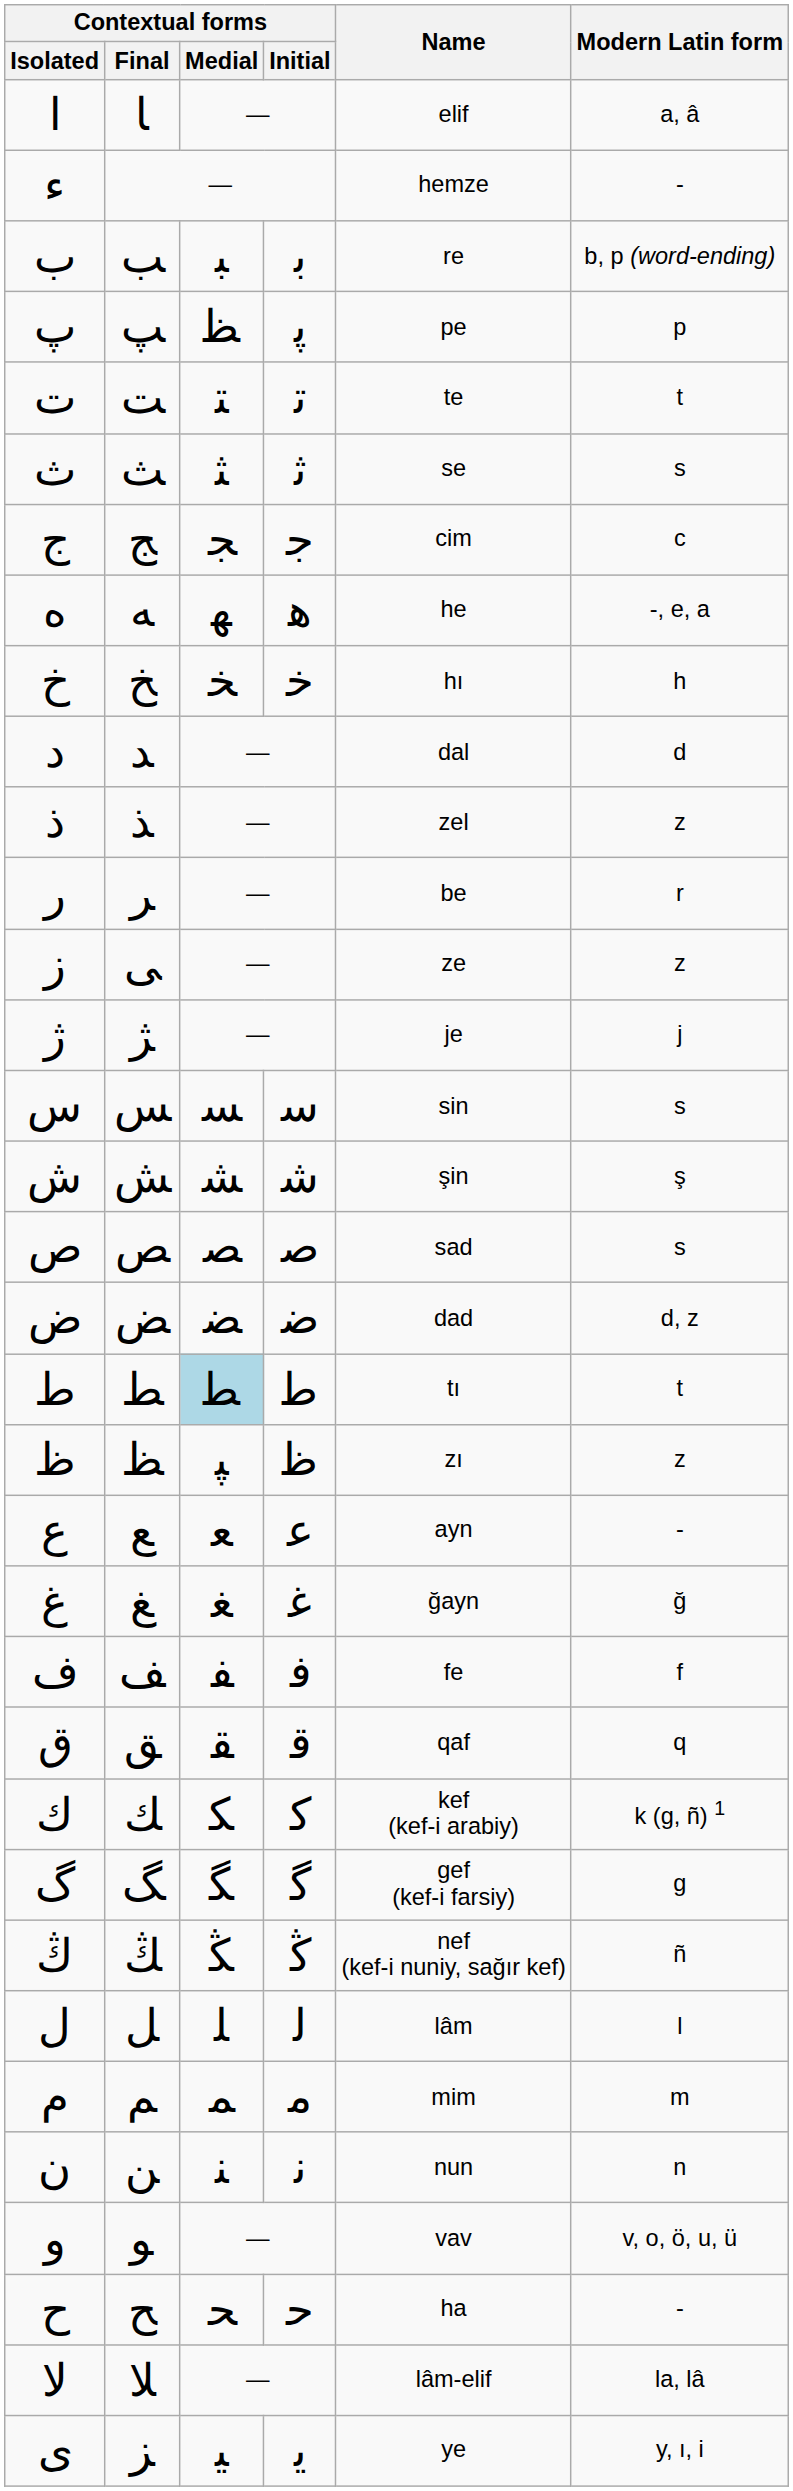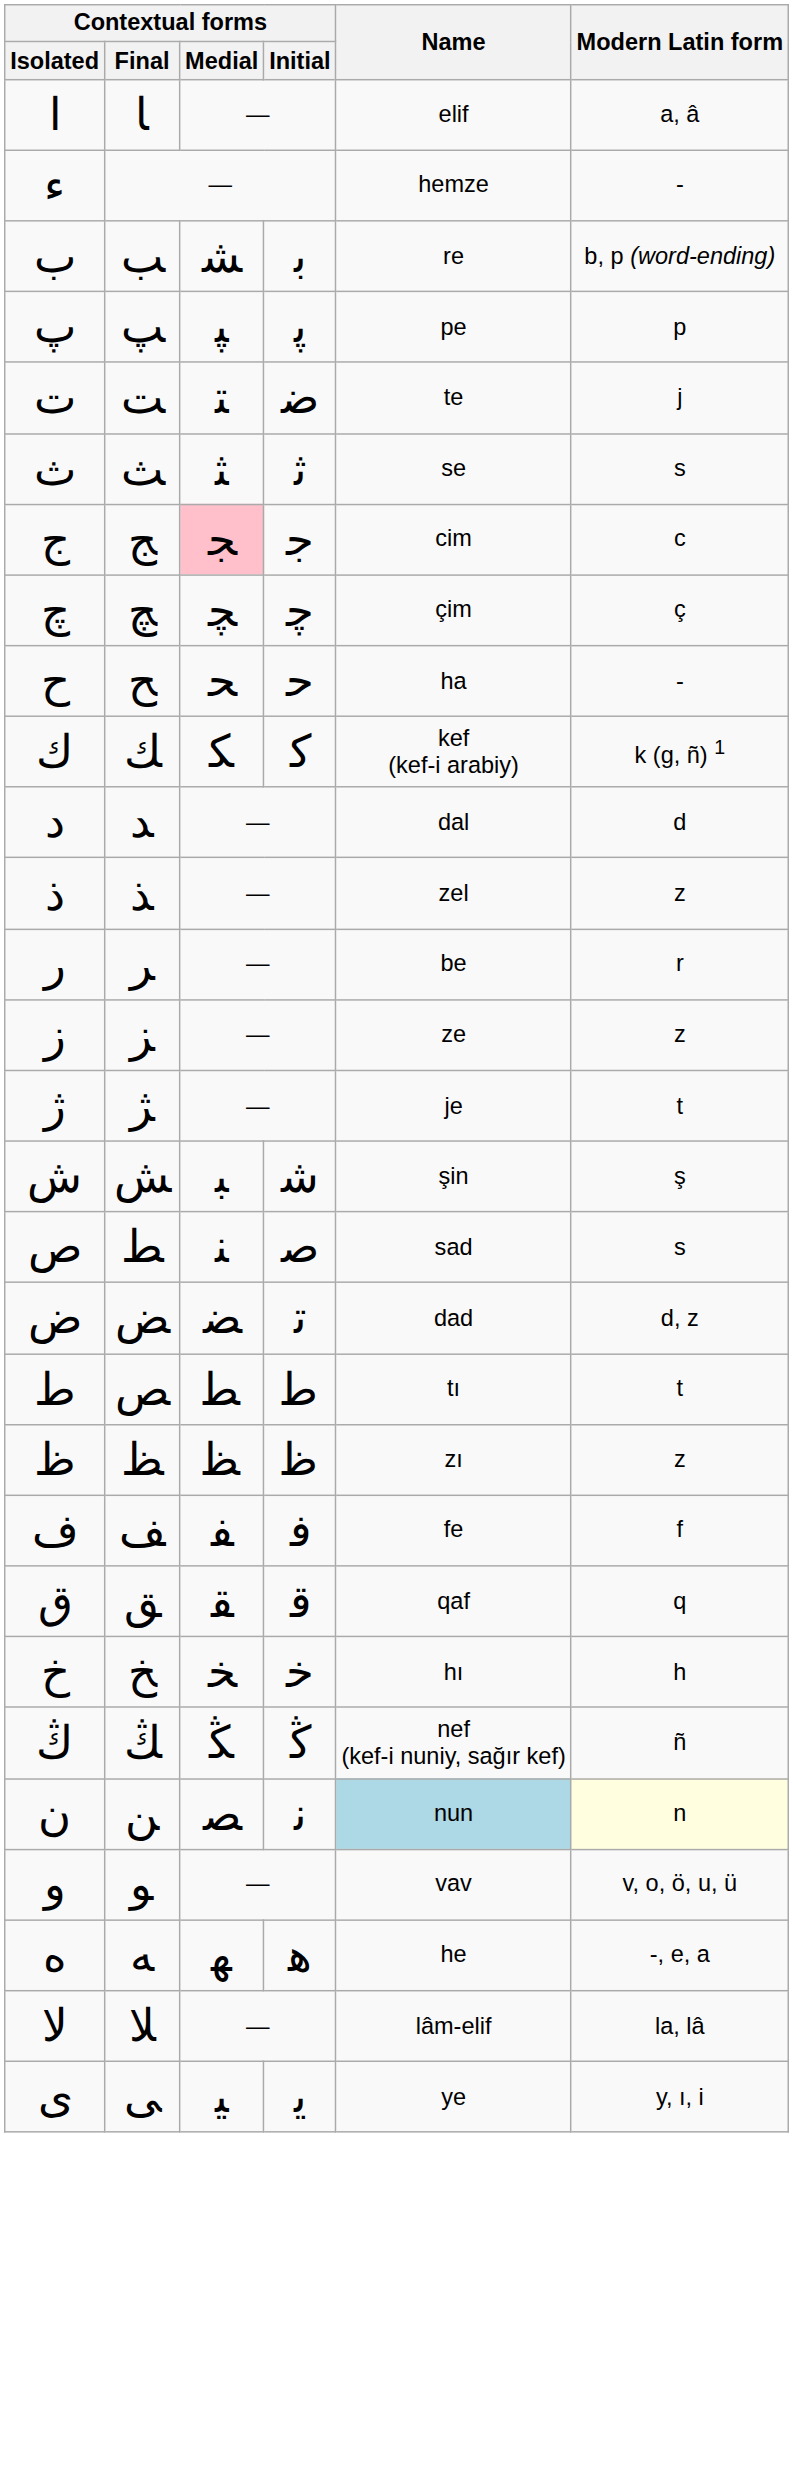(222, 256) ﺒ -> (222, 256) ﺸ
(222, 326) ﻈ -> (222, 326) ﭙ
(300, 397) ﺗ -> (300, 397) ﺿ
(680, 397) t -> (680, 397) j
(222, 539) no background -> (222, 539) pink background
+ row: (55, 610)
rows swapped: (55, 2308) <-> (55, 610)
rows swapped: (55, 680) <-> (55, 1813)
(142, 963) ﻰ -> (142, 1034) ﺰ
(680, 1034) j -> (680, 1105) t
- row: (55, 1105)
(222, 1176) ﺸ -> (222, 1176) ﺒ
(142, 1247) ﺺ -> (142, 1247) ﻂ
(222, 1247) ﺼ -> (222, 1247) ﻨ
(300, 1317) ﺿ -> (300, 1317) ﺗ
(142, 1388) ﻂ -> (142, 1388) ﺺ
(222, 1388) lightblue background -> (222, 1388) no background
(222, 1459) ﭙ -> (222, 1459) ﻈ
- row: (55, 1530)
- row: (55, 1601)
- row: (55, 1884)
- row: (55, 2025)
- row: (55, 2096)
(222, 2167) ﻨ -> (222, 1813) ﺼ
(454, 2167) no background -> (454, 1813) lightblue background
(680, 2167) no background -> (680, 1813) lightyellow background
(142, 2450) ﺰ -> (142, 2096) ﻰ
